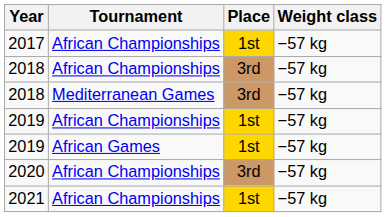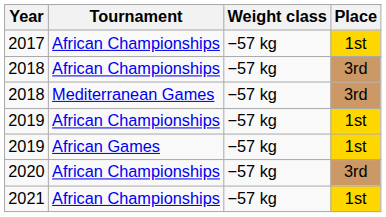columns swapped: (249, 17) <-> (327, 17)
